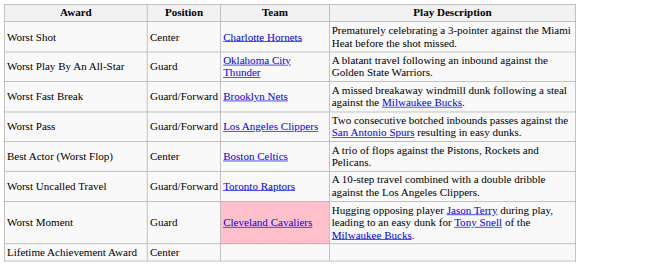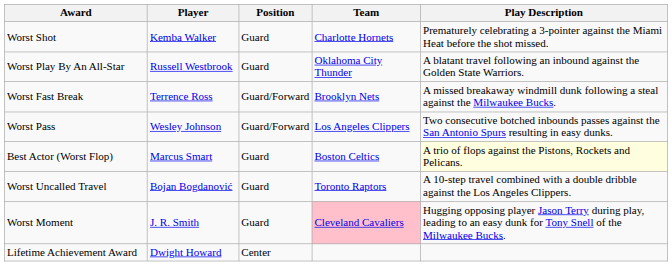+ column: (193, 13)
(165, 36) Center -> (255, 36) Guard
(165, 156) Center -> (255, 156) Guard
(435, 156) no background -> (527, 156) lightyellow background
(184, 186) Guard/Forward -> (255, 186) Guard
